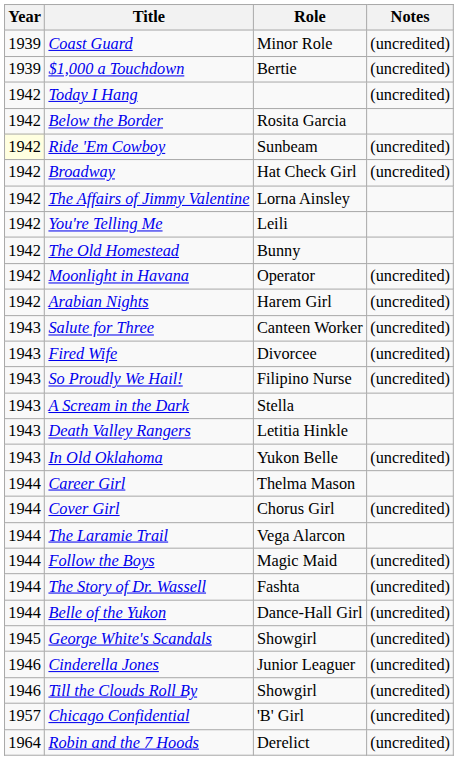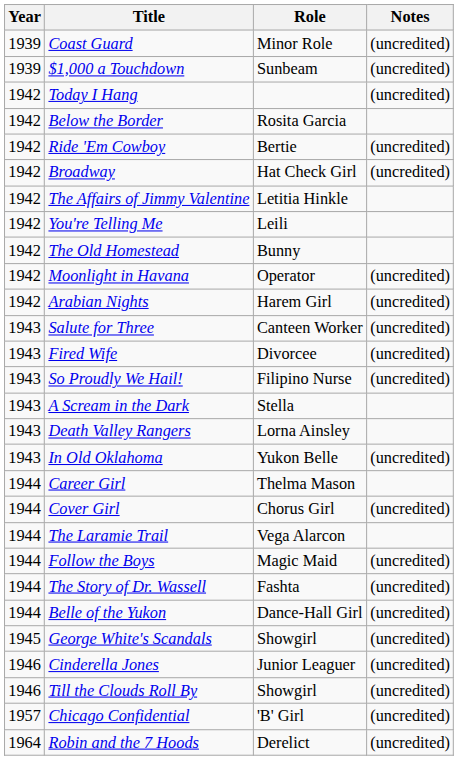(277, 69) Bertie -> (287, 69) Sunbeam
(25, 146) lightyellow background -> (25, 146) no background
(287, 146) Sunbeam -> (277, 146) Bertie
(303, 198) Lorna Ainsley -> (302, 198) Letitia Hinkle
(302, 431) Letitia Hinkle -> (303, 431) Lorna Ainsley
